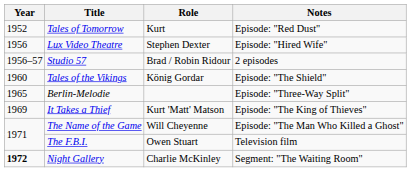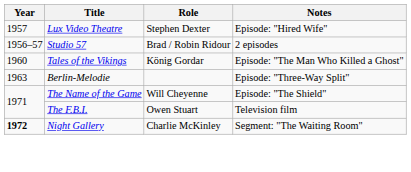- row: (85, 28)
(17, 45) 1956 -> (17, 28) 1957
(281, 77) Episode: "The Shield" -> (319, 61) Episode: "The Man Who Killed a Ghost"
(17, 93) 1965 -> (17, 77) 1963
- row: (79, 110)
(319, 126) Episode: "The Man Who Killed a Ghost" -> (281, 93) Episode: "The Shield"
